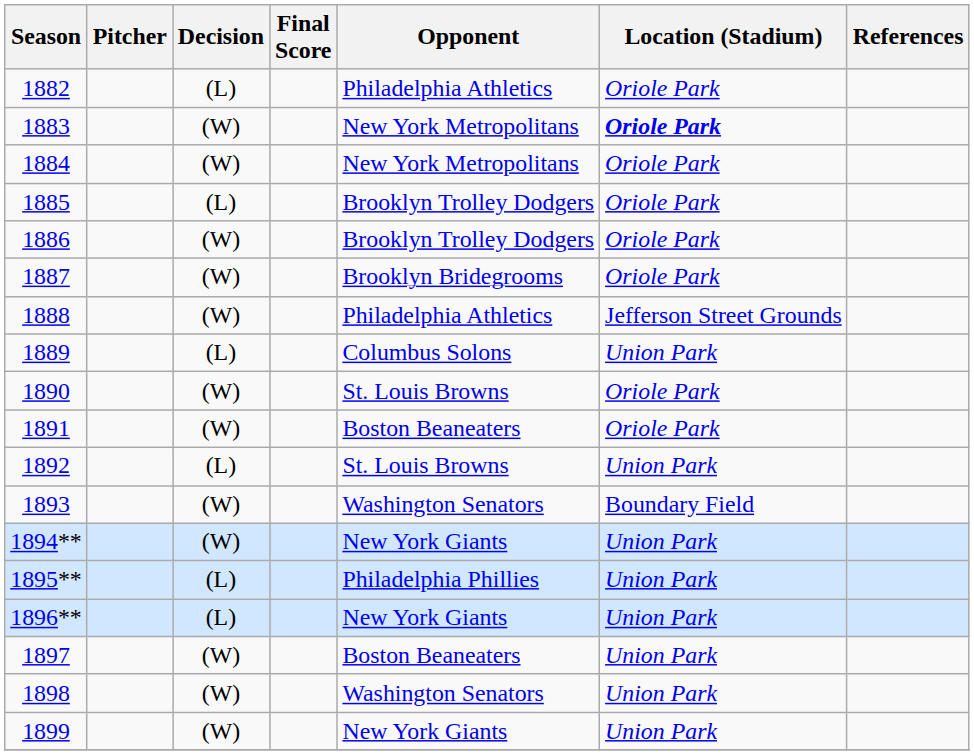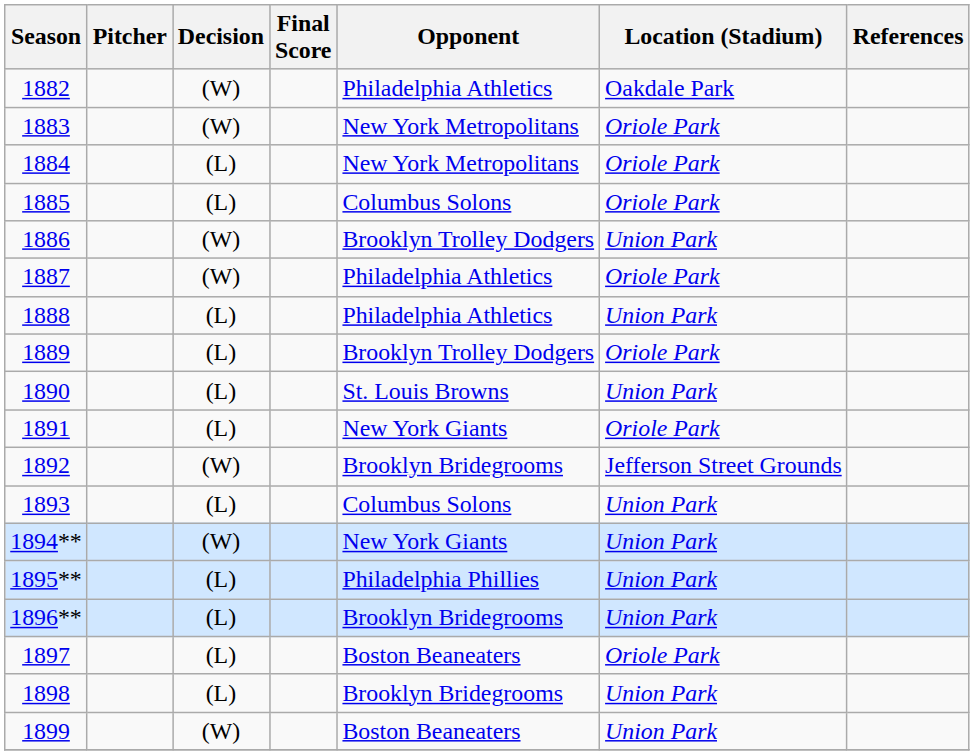(221, 88) (L) -> (221, 88) (W)
(662, 88) Oriole Park -> (670, 88) Oakdale Park
(663, 125) bold -> (662, 125) normal
(221, 163) (W) -> (221, 163) (L)
(468, 201) Brooklyn Trolley Dodgers -> (427, 201) Columbus Solons
(662, 239) Oriole Park -> (661, 239) Union Park
(453, 277) Brooklyn Bridegrooms -> (447, 277) Philadelphia Athletics
(221, 314) (W) -> (221, 314) (L)
(723, 314) Jefferson Street Grounds -> (661, 314) Union Park
(427, 352) Columbus Solons -> (468, 352) Brooklyn Trolley Dodgers
(661, 352) Union Park -> (662, 352) Oriole Park
(221, 390) (W) -> (221, 390) (L)
(662, 390) Oriole Park -> (661, 390) Union Park
(221, 428) (W) -> (221, 428) (L)
(431, 428) Boston Beaneaters -> (425, 428) New York Giants
(221, 466) (L) -> (221, 466) (W)
(426, 466) St. Louis Browns -> (453, 466) Brooklyn Bridegrooms
(661, 466) Union Park -> (723, 466) Jefferson Street Grounds
(221, 503) (W) -> (221, 503) (L)
(443, 503) Washington Senators -> (427, 503) Columbus Solons
(680, 503) Boundary Field -> (661, 503) Union Park
(425, 617) New York Giants -> (453, 617) Brooklyn Bridegrooms
(221, 655) (W) -> (221, 655) (L)
(661, 655) Union Park -> (662, 655) Oriole Park
(221, 692) (W) -> (221, 692) (L)
(443, 692) Washington Senators -> (453, 692) Brooklyn Bridegrooms
(425, 730) New York Giants -> (431, 730) Boston Beaneaters
